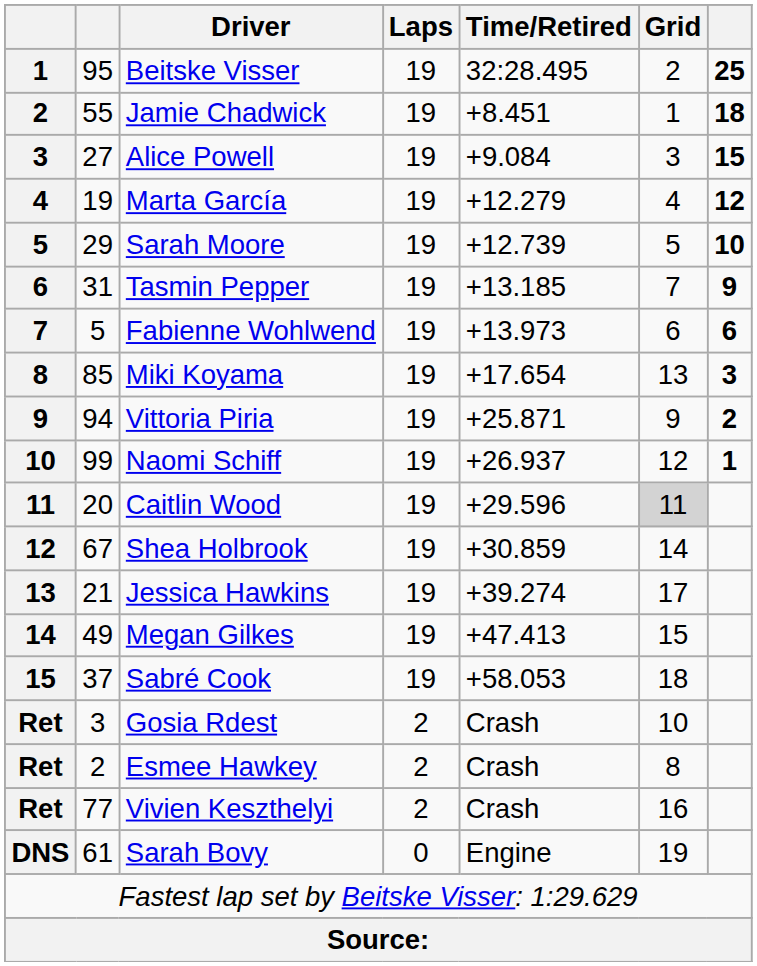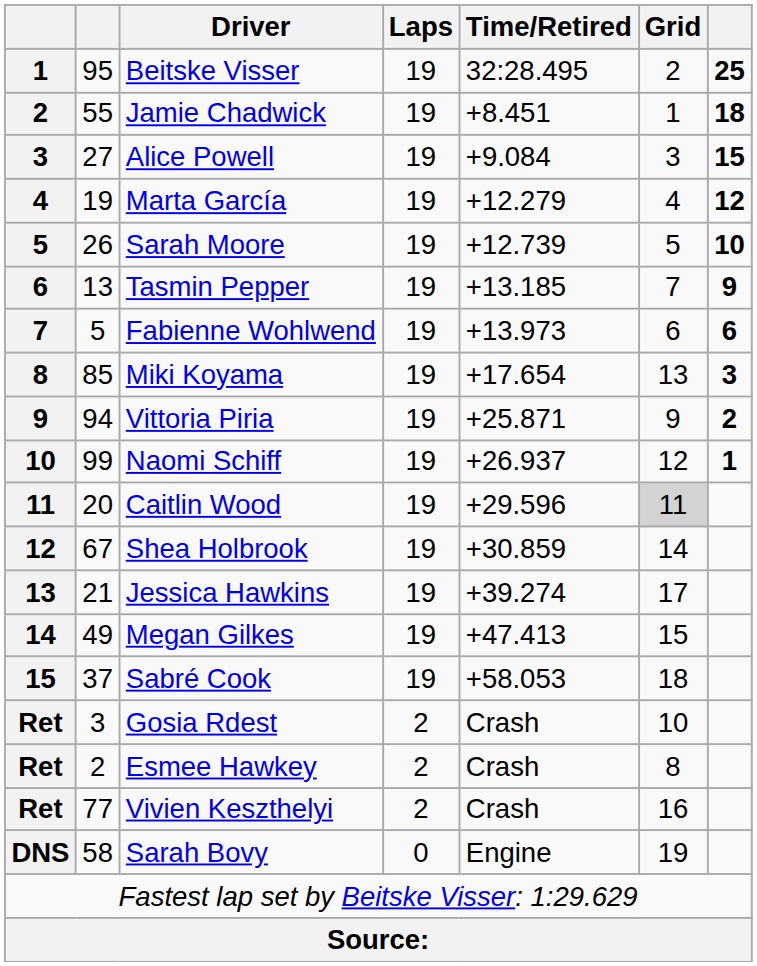(98, 244) 29 -> (98, 244) 26
(98, 288) 31 -> (98, 288) 13
(98, 853) 61 -> (98, 853) 58
